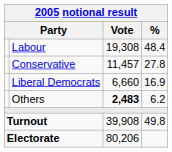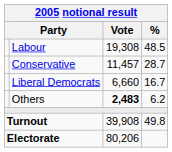(155, 47) 48.4 -> (155, 47) 48.5
(155, 64) 27.8 -> (155, 64) 28.7
(155, 82) 16.9 -> (155, 82) 16.7
